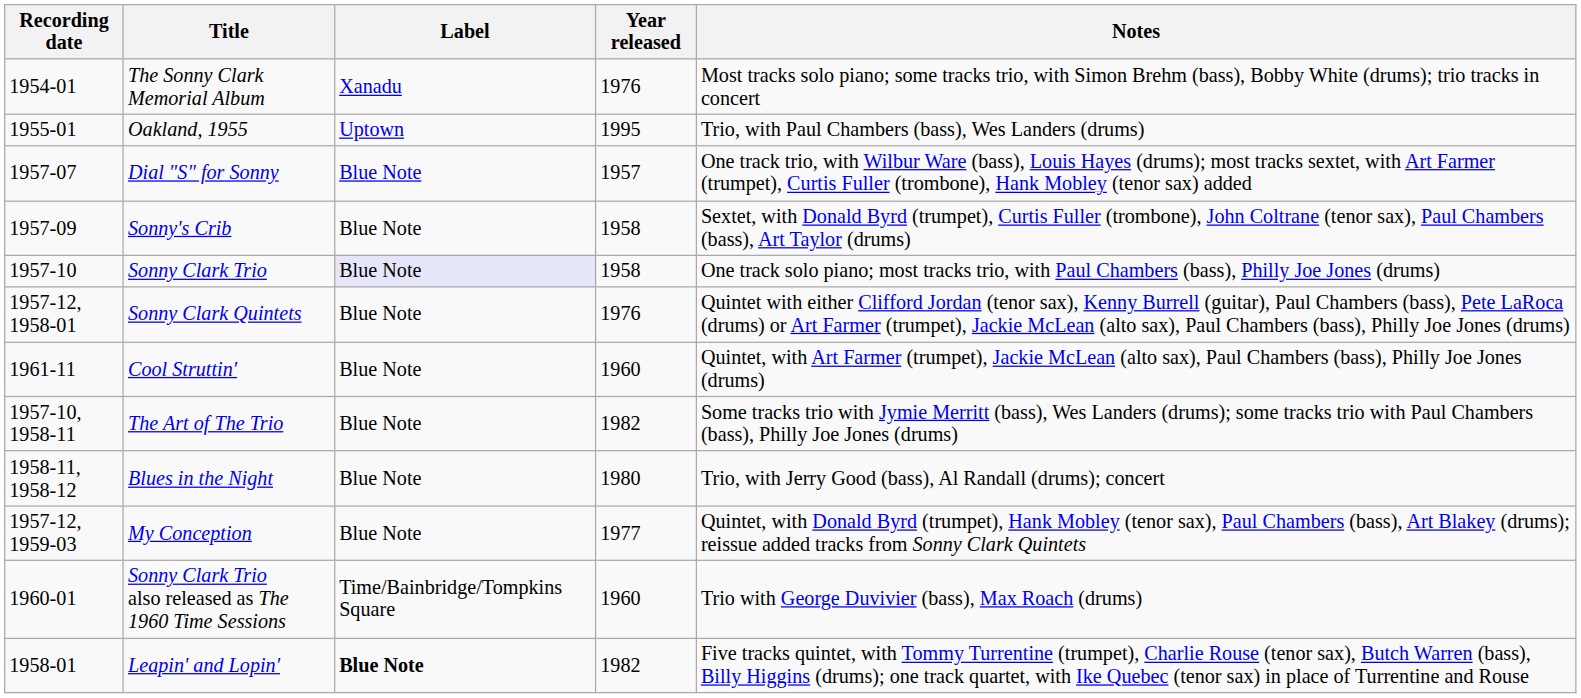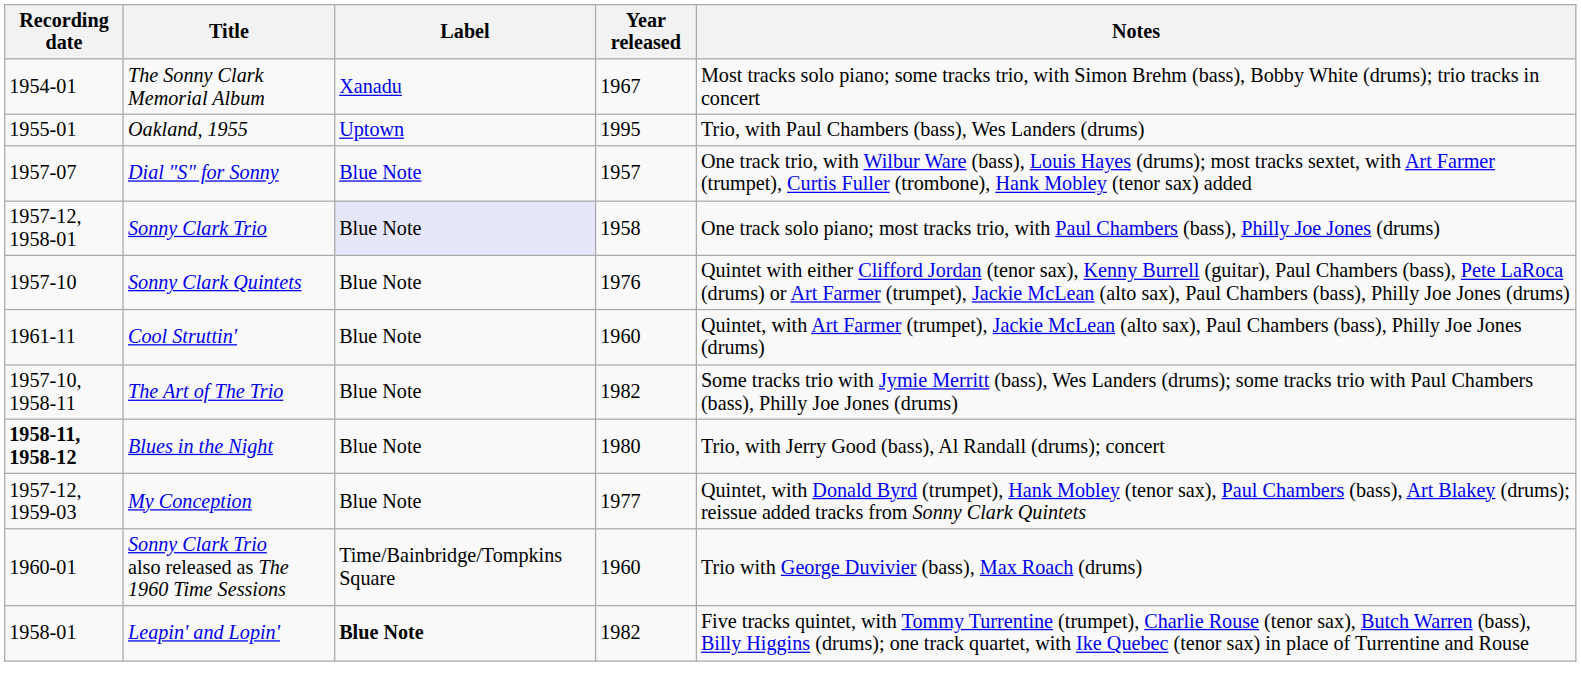(620, 86) 1976 -> (620, 86) 1967
- row: (180, 227)
(43, 271) 1957-10 -> (45, 227) 1957-12, 1958-01
(45, 314) 1957-12, 1958-01 -> (43, 282) 1957-10
(45, 478) normal -> (45, 446) bold
